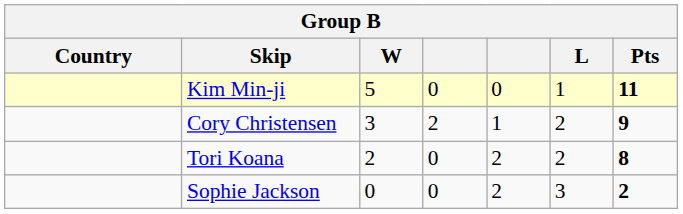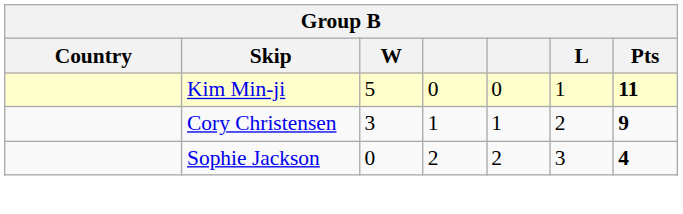(433, 123) 2 -> (433, 123) 1
- row: (235, 157)
(433, 191) 0 -> (433, 157) 2
(624, 191) 2 -> (624, 157) 4
